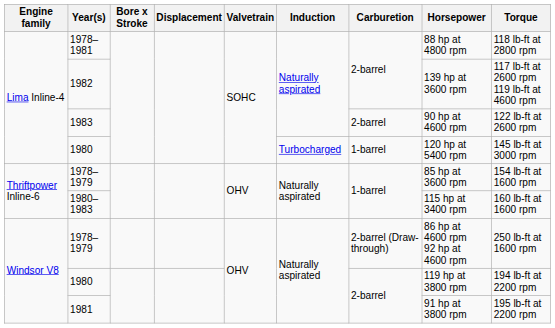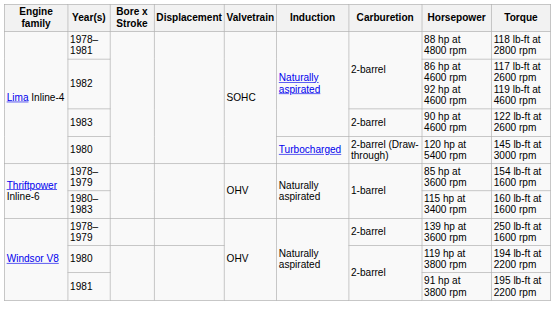(445, 84) 139 hp at 3600 rpm -> (445, 84) 86 hp at 4600 rpm 92 hp at 4600 rpm
(368, 150) 1-barrel -> (385, 150) 2-barrel (Draw-through)
(385, 243) 2-barrel (Draw-through) -> (368, 232) 2-barrel
(445, 243) 86 hp at 4600 rpm 92 hp at 4600 rpm -> (445, 232) 139 hp at 3600 rpm
